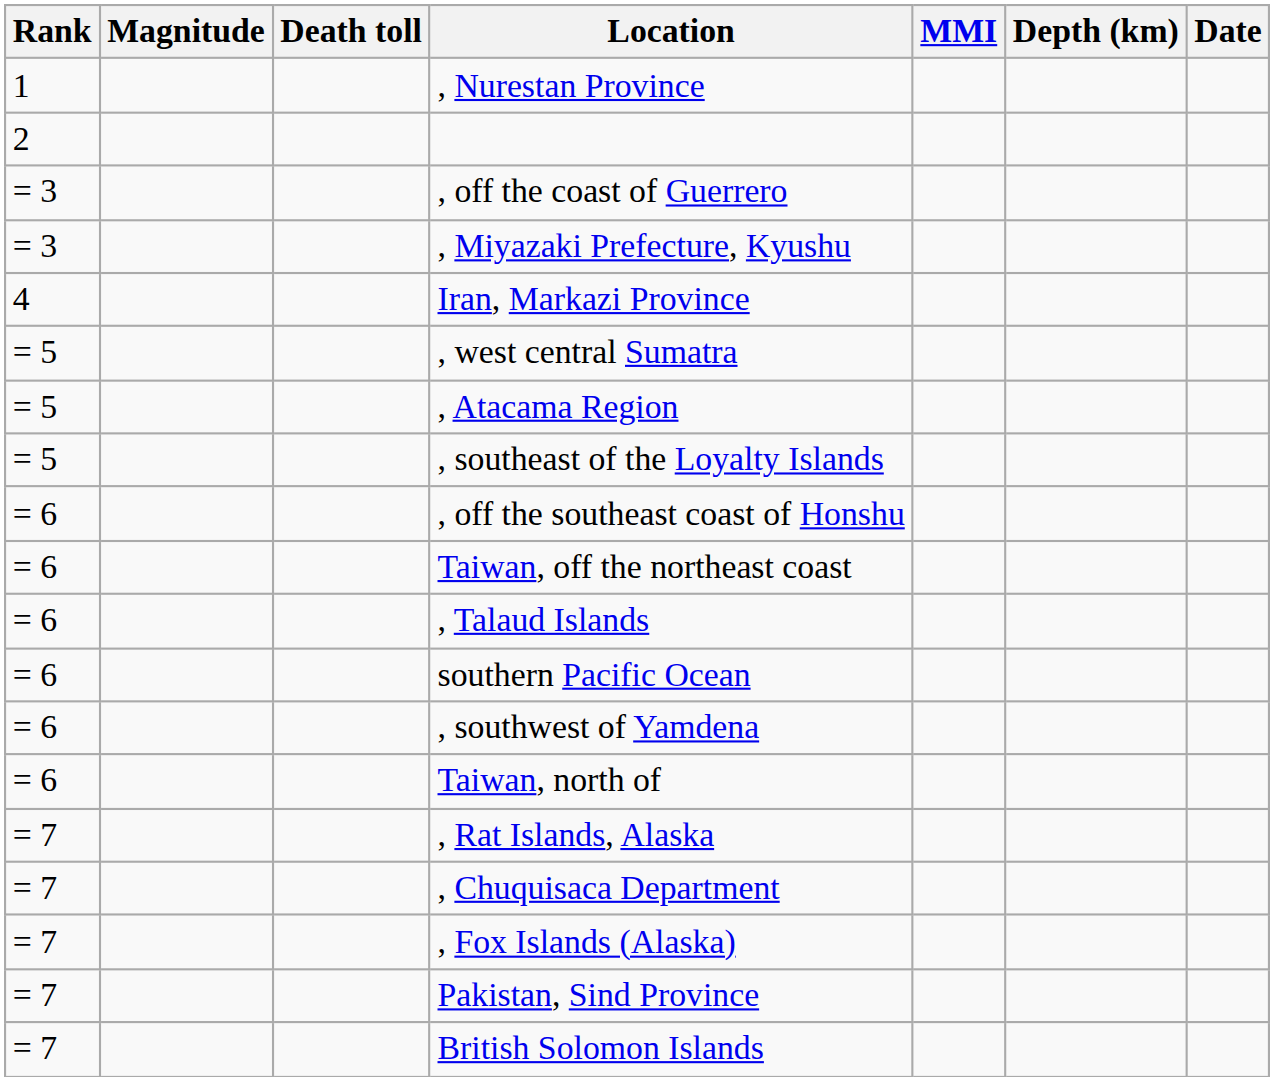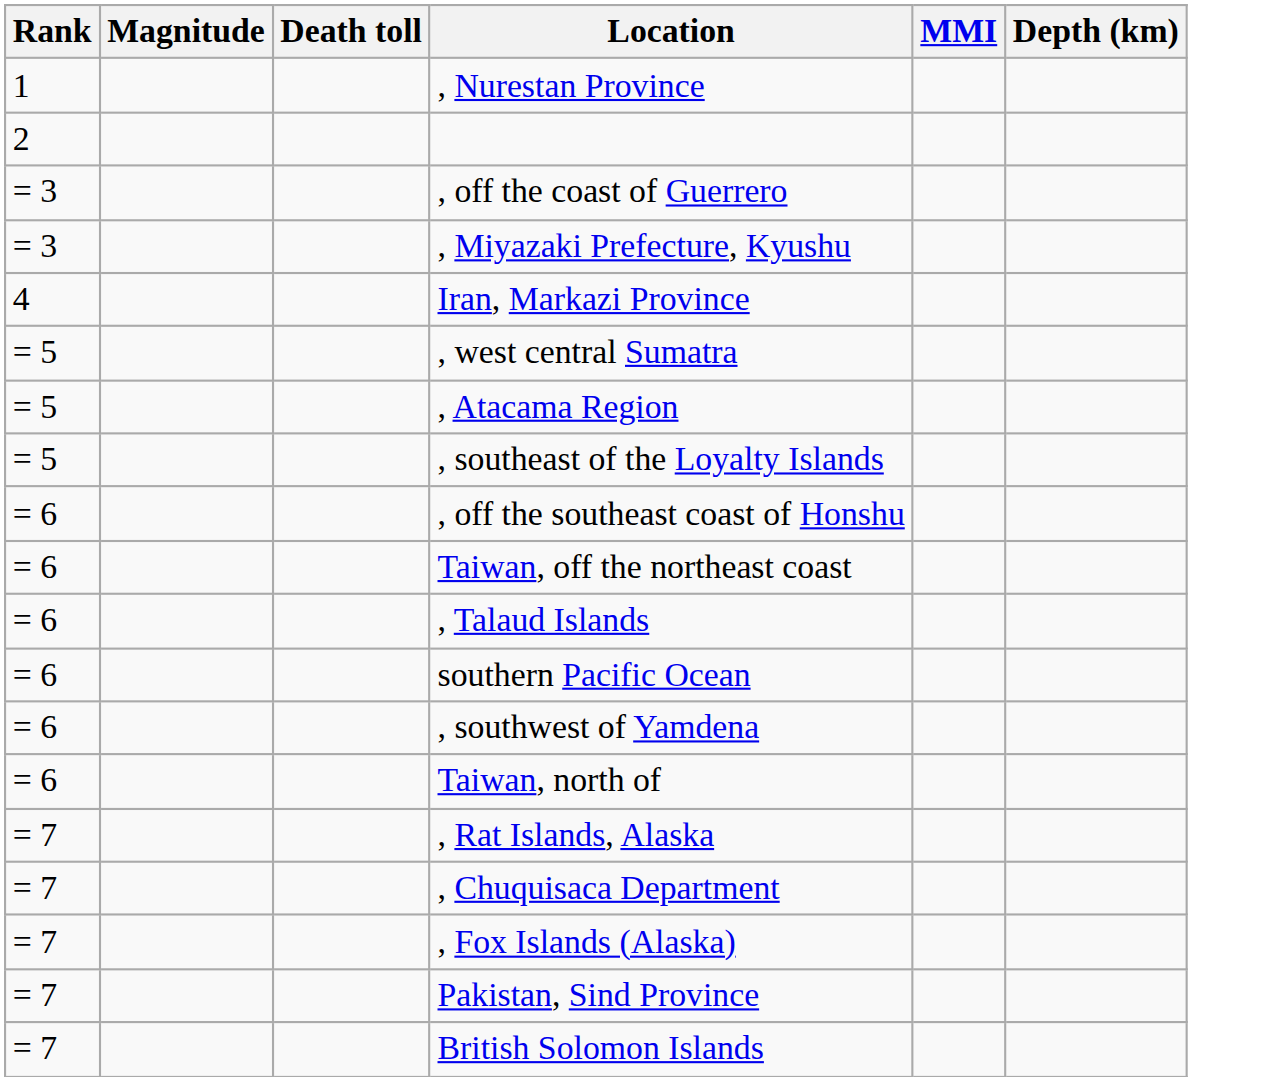- column: (1228, 31)
